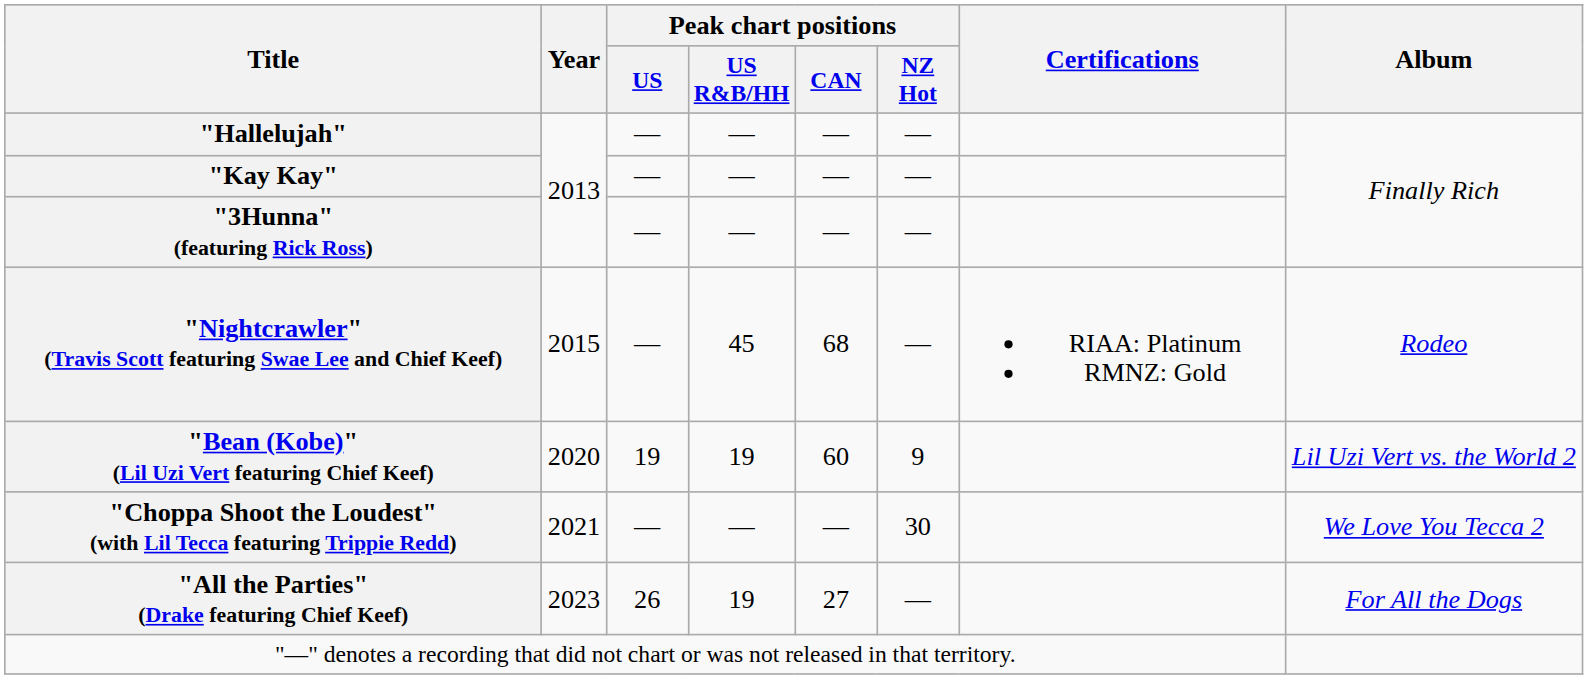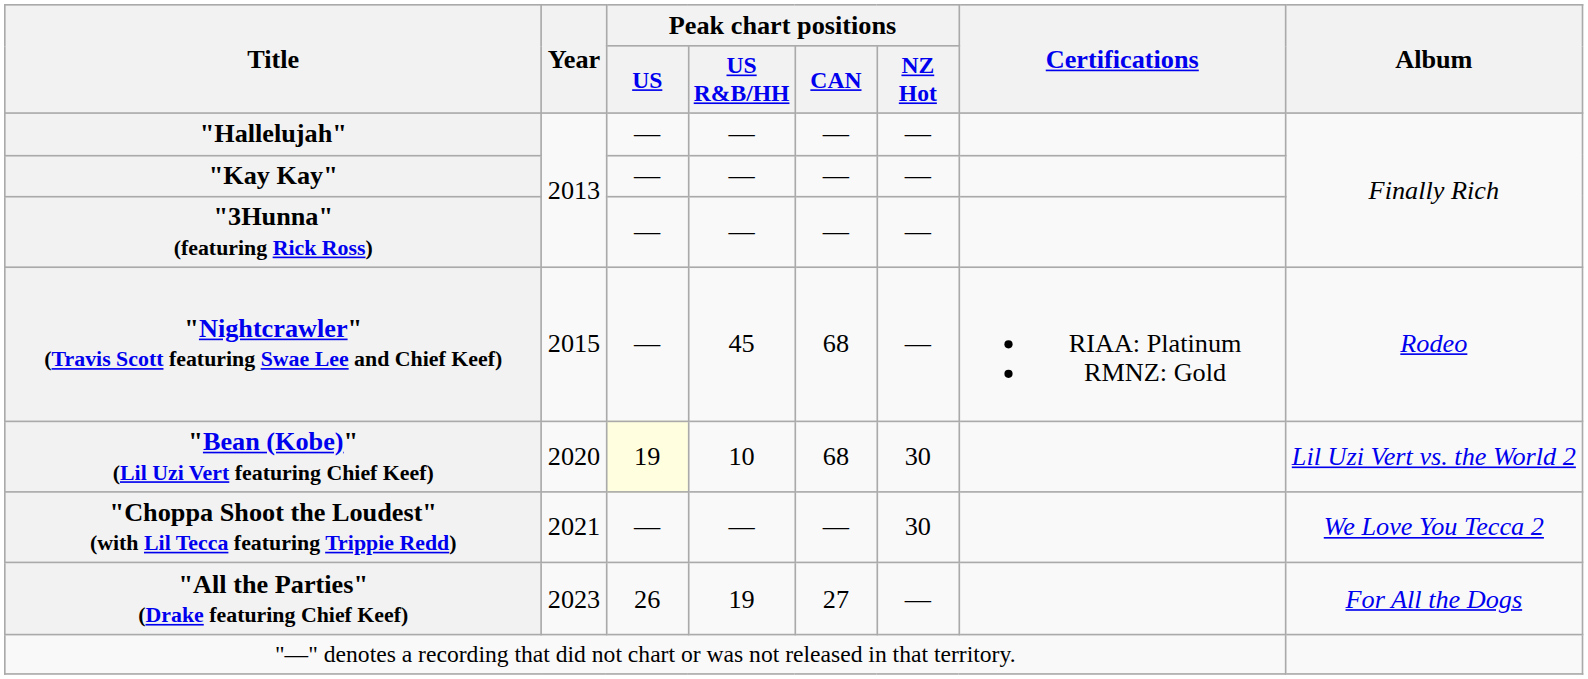(647, 456) no background -> (647, 456) lightyellow background
(742, 456) 19 -> (742, 456) 10
(836, 456) 60 -> (836, 456) 68
(918, 456) 9 -> (918, 456) 30
